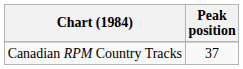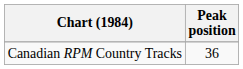(212, 53) 37 -> (212, 53) 36
